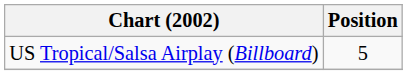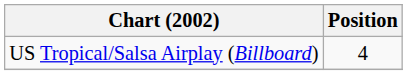(363, 52) 5 -> (363, 52) 4
